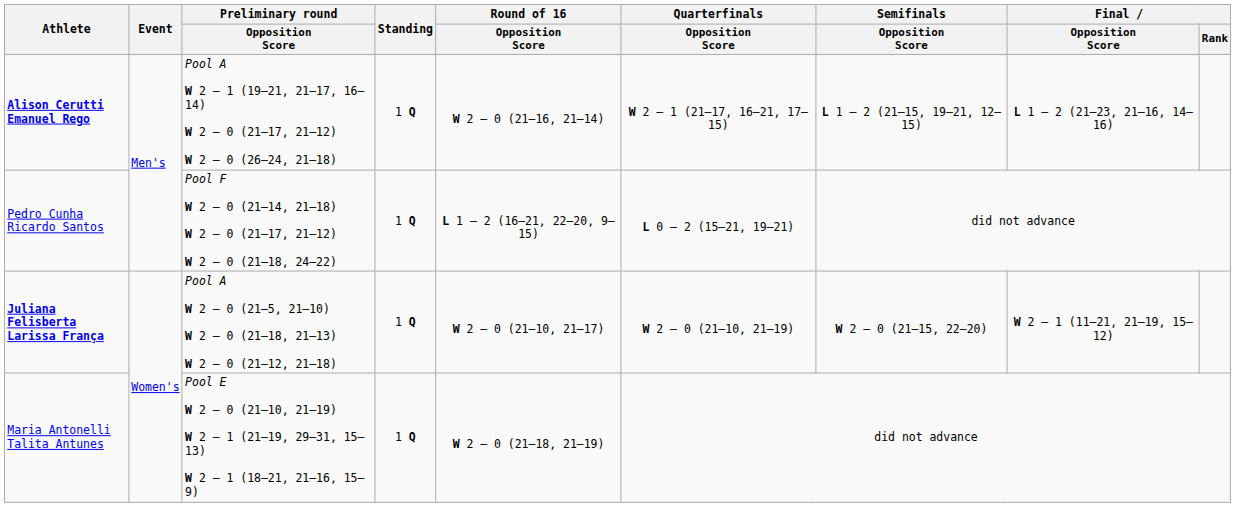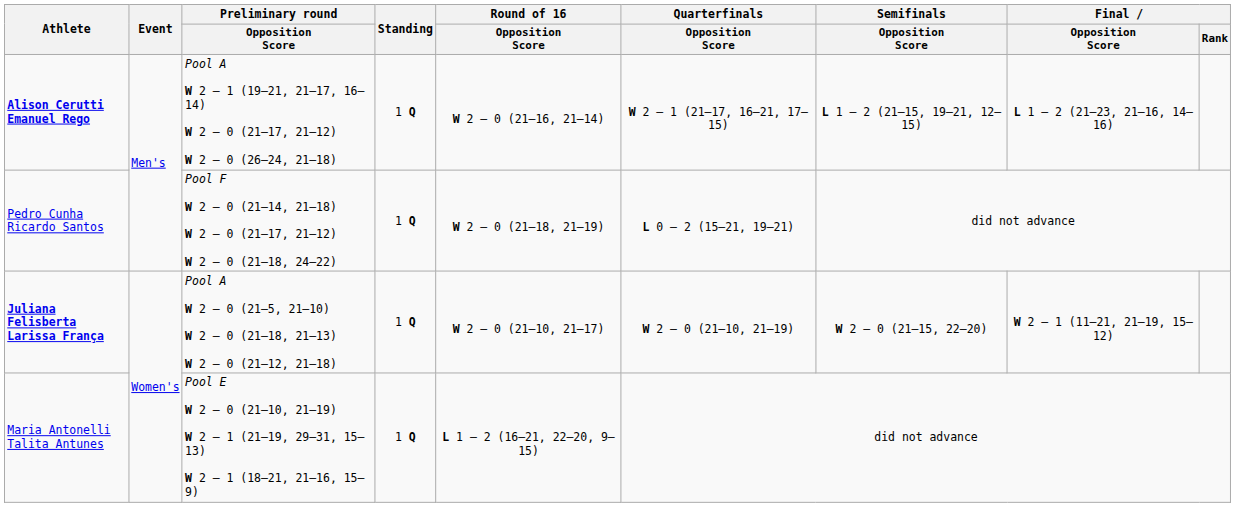(529, 227) L 1 – 2 (16–21, 22–20, 9–15) -> (529, 227) W 2 – 0 (21–18, 21–19)
(529, 444) W 2 – 0 (21–18, 21–19) -> (529, 444) L 1 – 2 (16–21, 22–20, 9–15)
